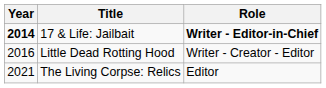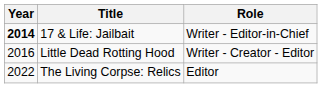(252, 33) bold -> (248, 33) normal
(21, 72) 2021 -> (21, 72) 2022
